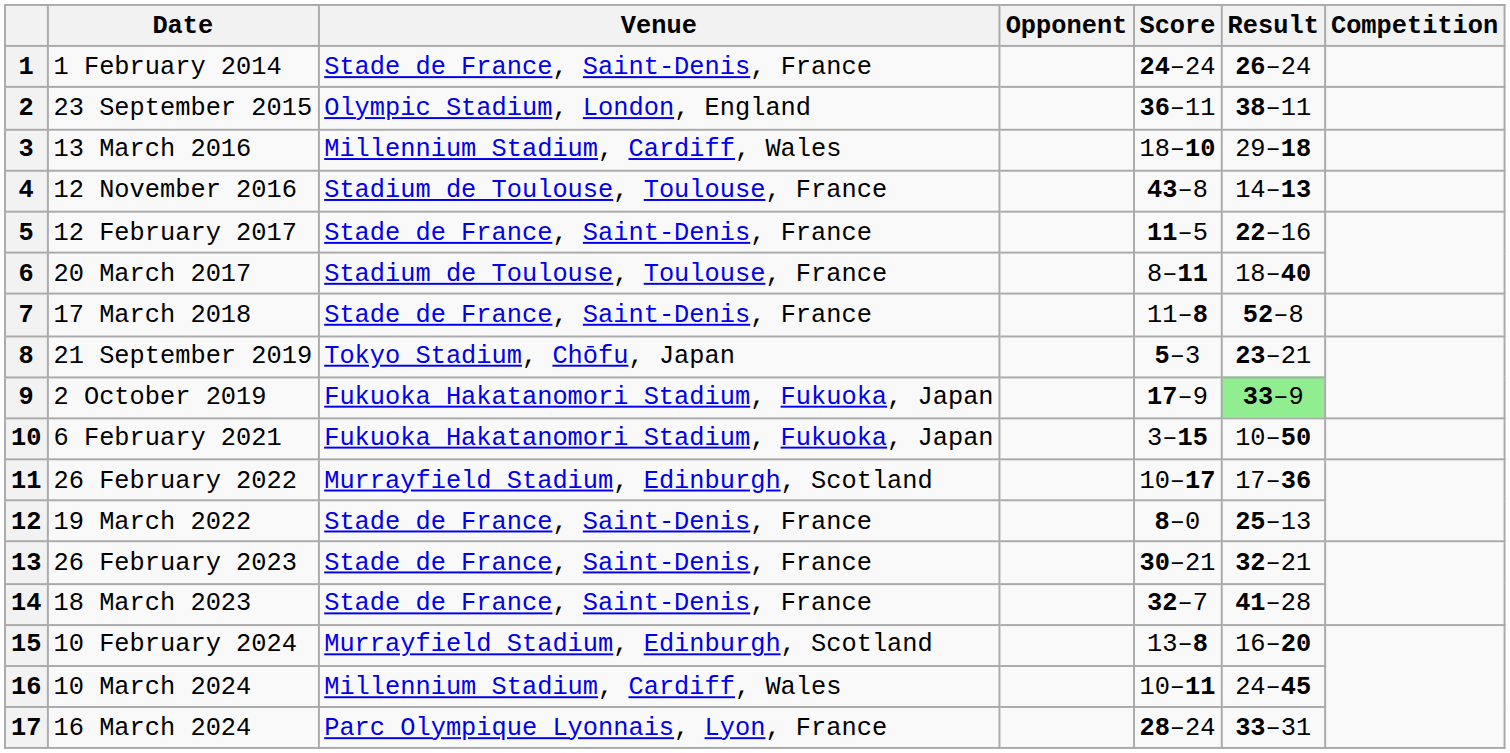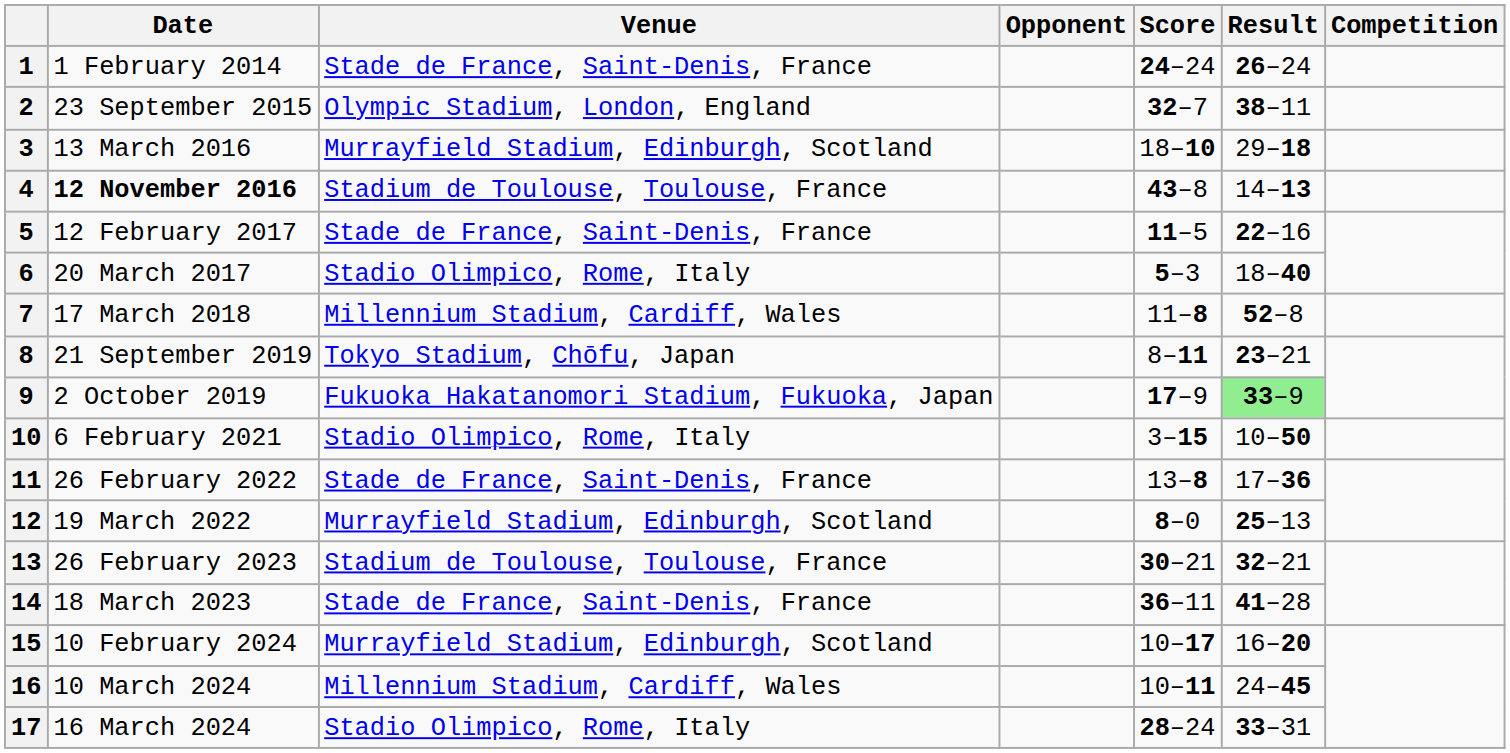(1177, 108) 36–11 -> (1177, 108) 32–7
(583, 150) Millennium Stadium, Cardiff, Wales -> (628, 150) Murrayfield Stadium, Edinburgh, Scotland
(175, 191) normal -> (175, 191) bold
(606, 274) Stadium de Toulouse, Toulouse, France -> (537, 274) Stadio Olimpico, Rome, Italy
(1177, 274) 8–11 -> (1177, 274) 5–3
(598, 315) Stade de France, Saint-Denis, France -> (583, 315) Millennium Stadium, Cardiff, Wales
(1177, 356) 5–3 -> (1177, 356) 8–11
(659, 439) Fukuoka Hakatanomori Stadium, Fukuoka, Japan -> (537, 439) Stadio Olimpico, Rome, Italy
(628, 480) Murrayfield Stadium, Edinburgh, Scotland -> (598, 480) Stade de France, Saint-Denis, France
(1177, 480) 10–17 -> (1177, 480) 13–8
(598, 521) Stade de France, Saint-Denis, France -> (628, 521) Murrayfield Stadium, Edinburgh, Scotland
(598, 563) Stade de France, Saint-Denis, France -> (606, 563) Stadium de Toulouse, Toulouse, France
(1177, 604) 32–7 -> (1177, 604) 36–11
(1177, 645) 13–8 -> (1177, 645) 10–17
(606, 728) Parc Olympique Lyonnais, Lyon, France -> (537, 728) Stadio Olimpico, Rome, Italy
